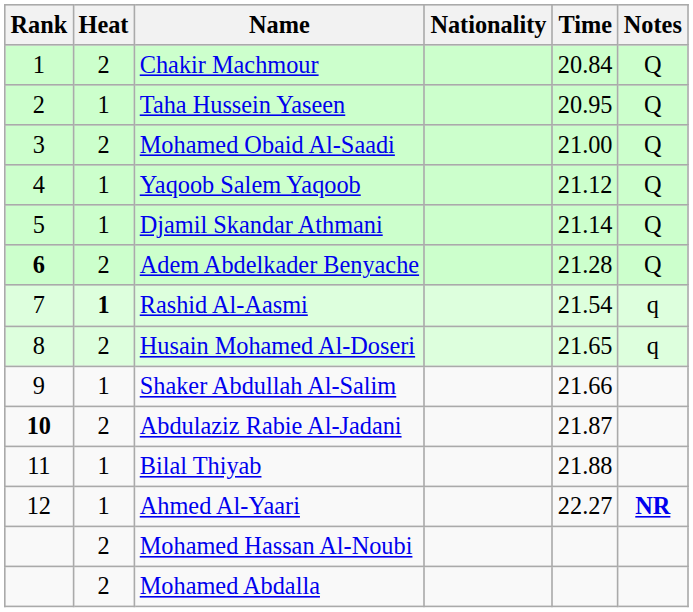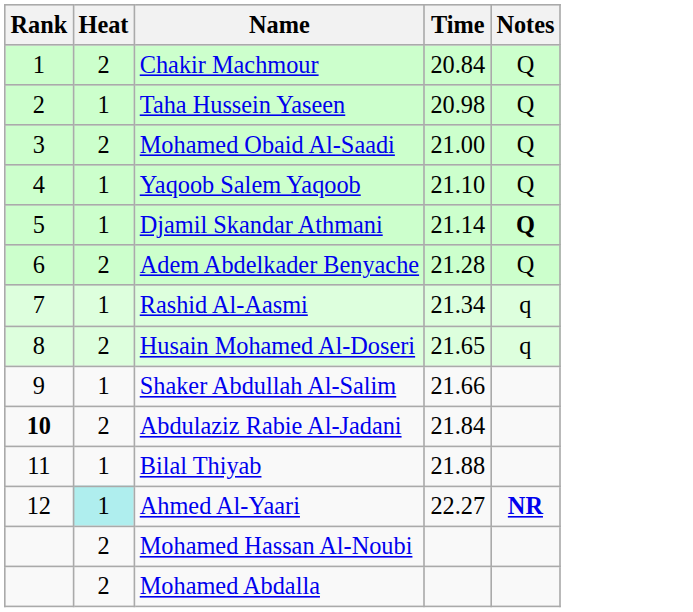- column: (488, 24)
(585, 104) 20.95 -> (458, 104) 20.98
(585, 185) 21.12 -> (458, 185) 21.10
(653, 225) normal -> (525, 225) bold
(39, 265) bold -> (39, 265) normal
(103, 305) bold -> (103, 305) normal
(585, 305) 21.54 -> (458, 305) 21.34
(585, 425) 21.87 -> (458, 425) 21.84
(103, 505) no background -> (103, 505) paleturquoise background
